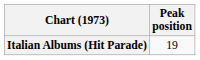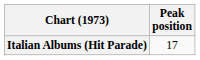(172, 45) 19 -> (172, 45) 17
